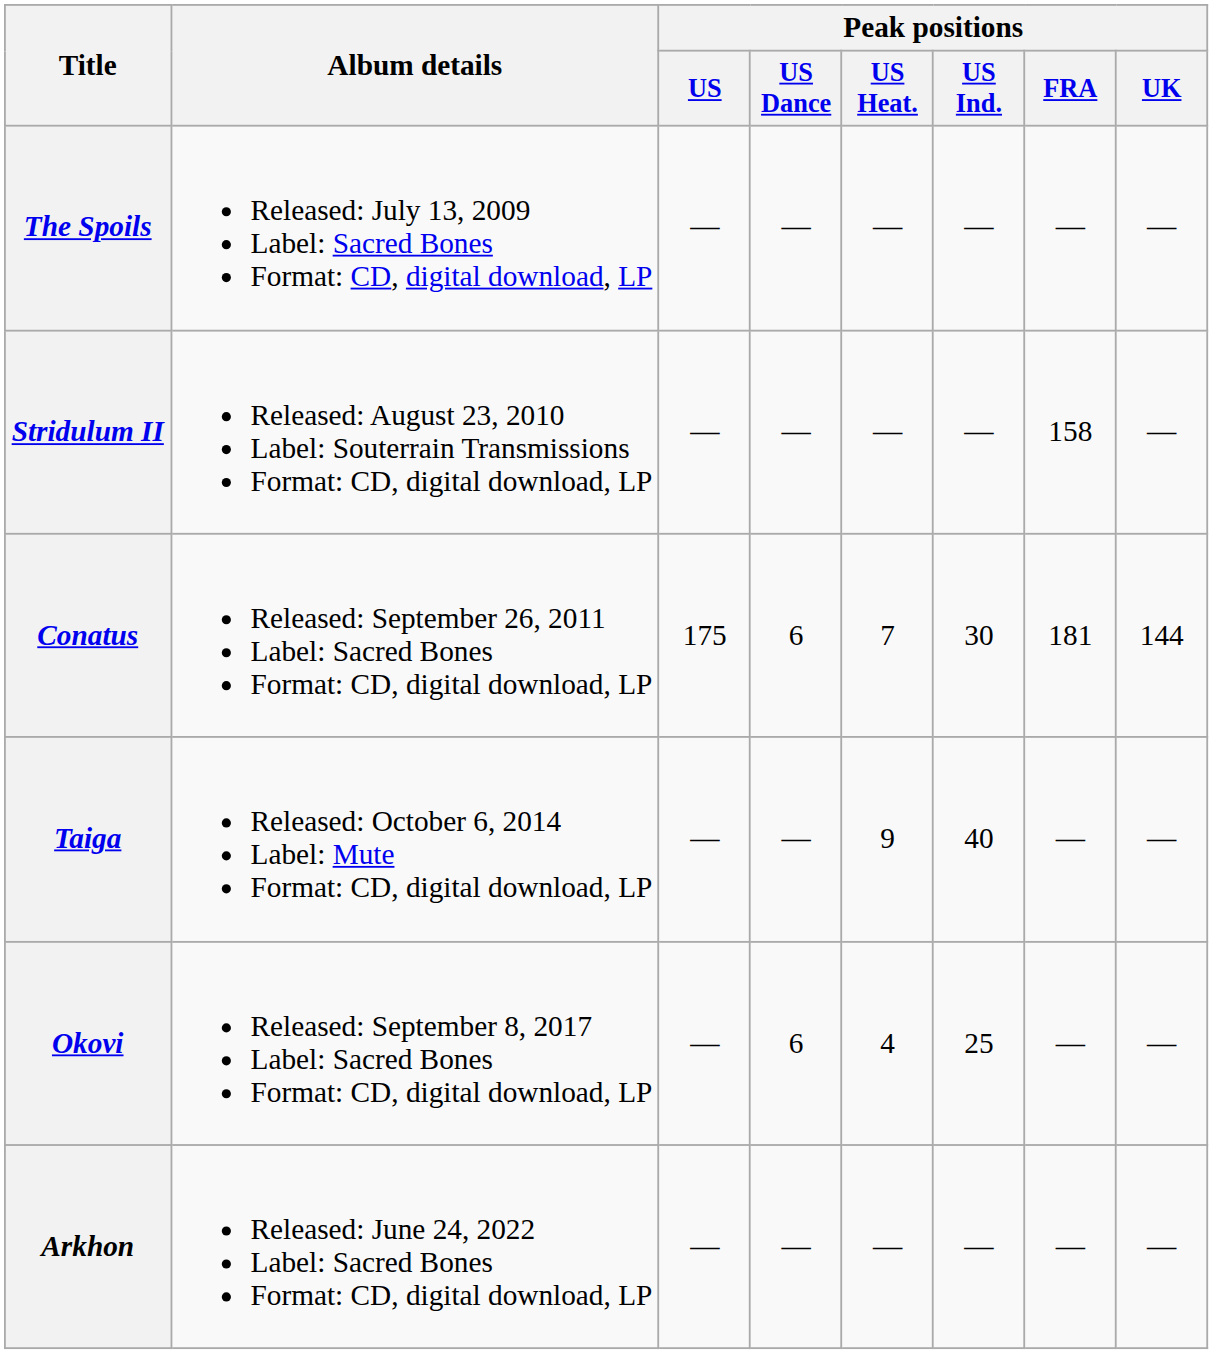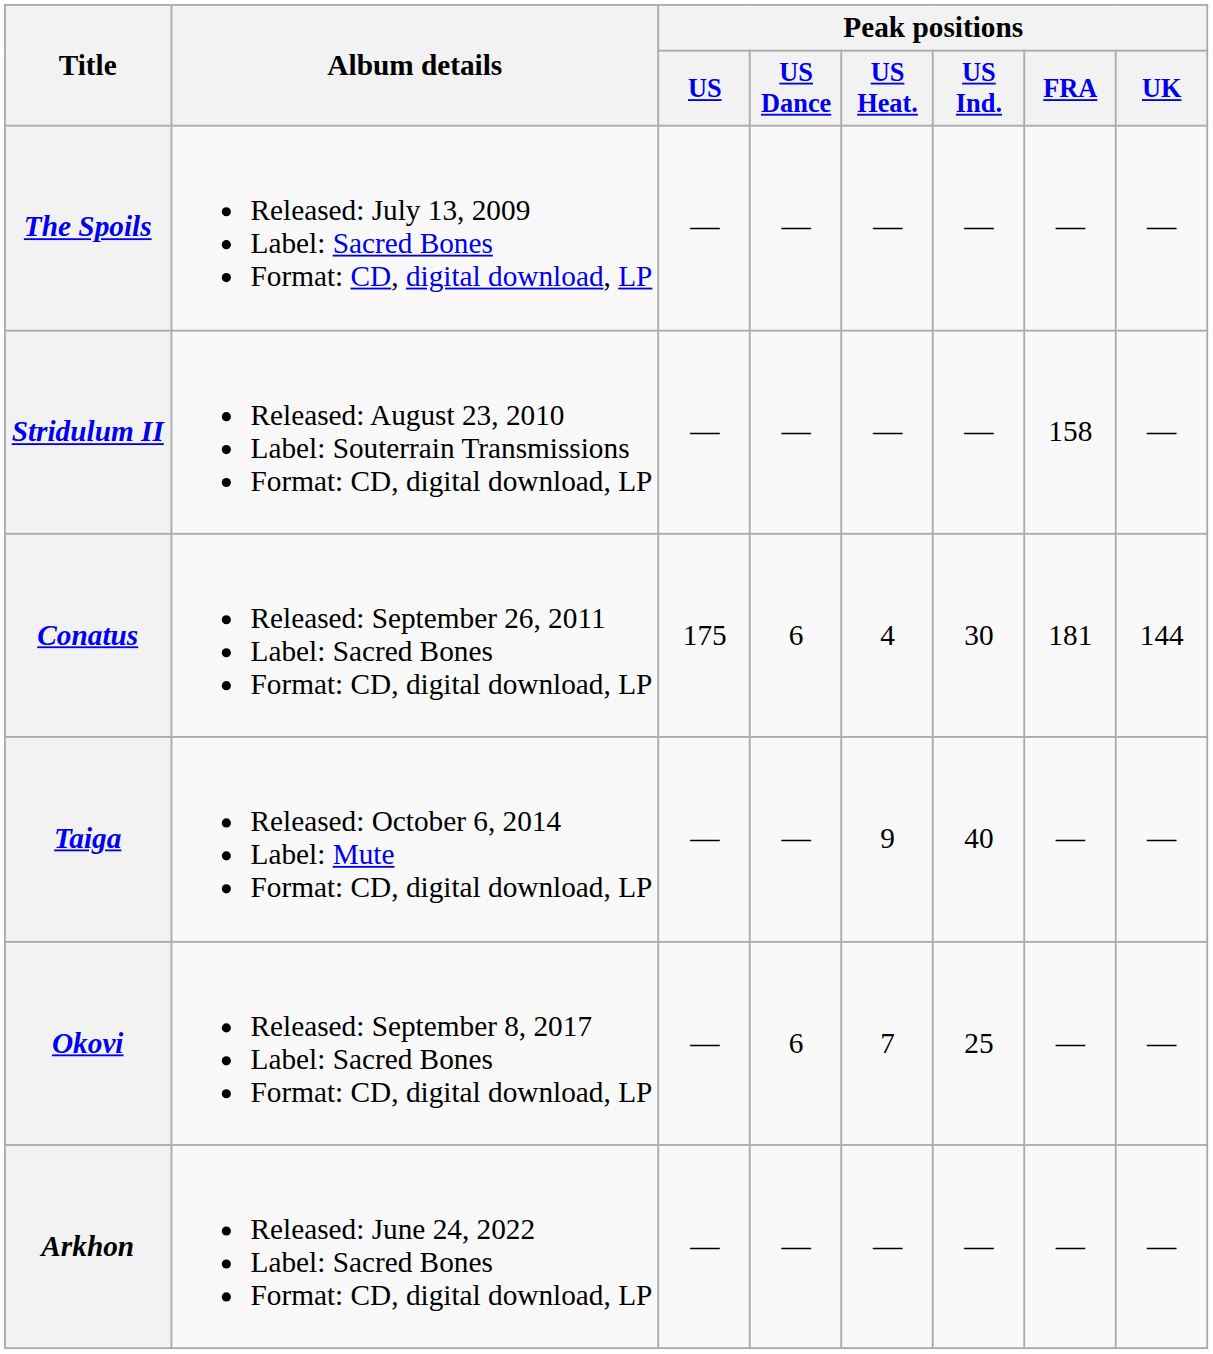(888, 635) 7 -> (888, 635) 4
(888, 1042) 4 -> (888, 1042) 7
